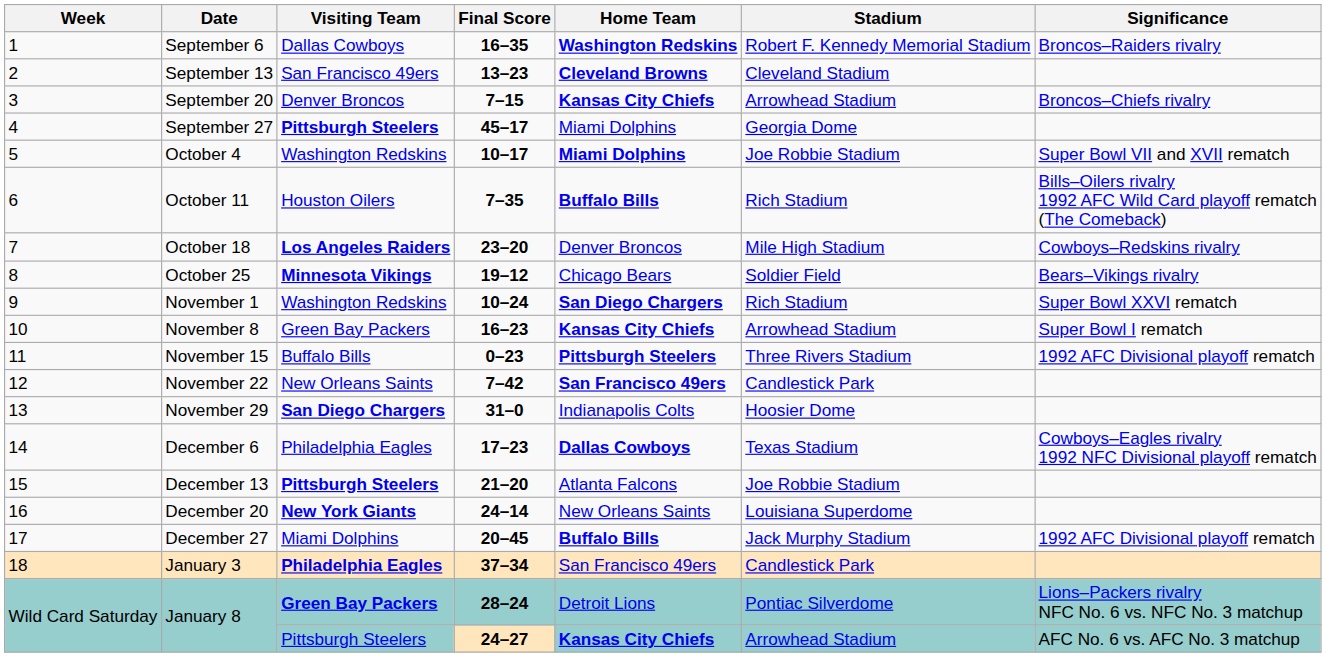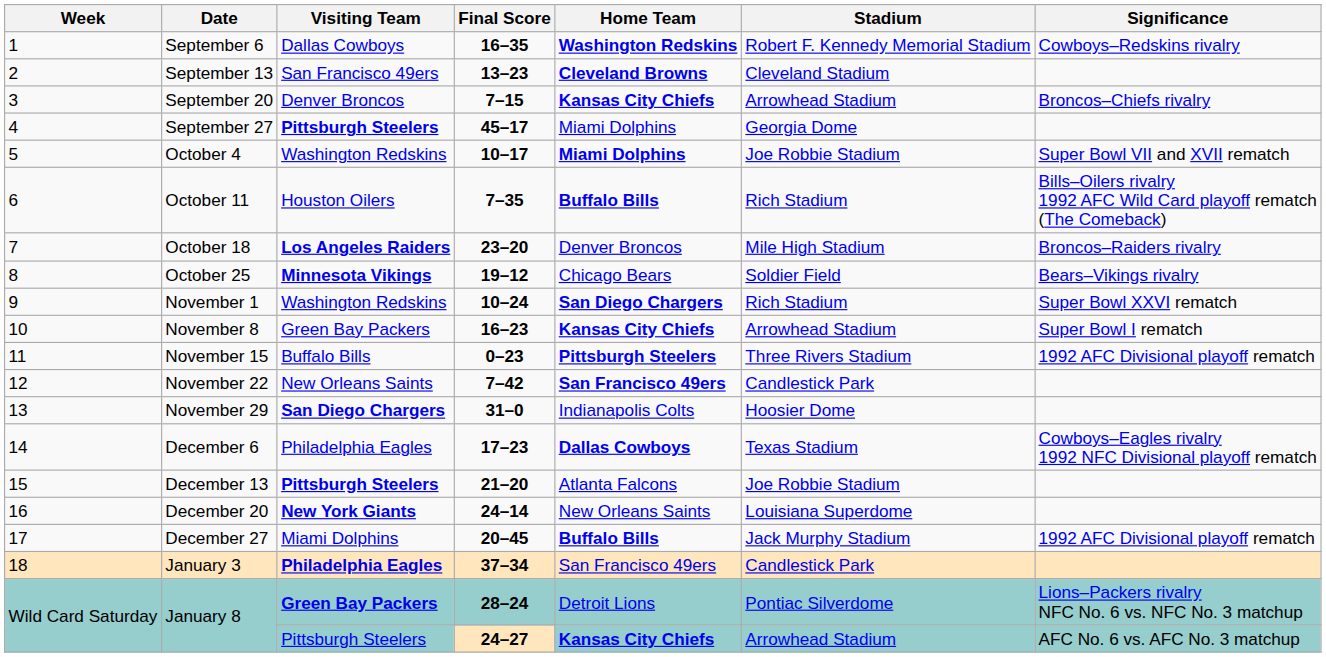(1130, 46) Broncos–Raiders rivalry -> (1139, 46) Cowboys–Redskins rivalry
(1139, 247) Cowboys–Redskins rivalry -> (1130, 247) Broncos–Raiders rivalry
